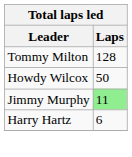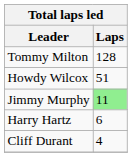(103, 78) 50 -> (103, 78) 51
+ row: (40, 141)
